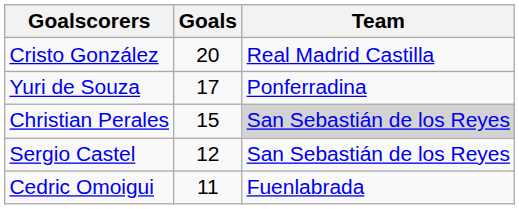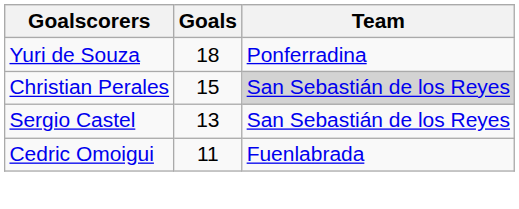- row: (84, 54)
(208, 87) 17 -> (208, 54) 18
(208, 154) 12 -> (208, 120) 13
